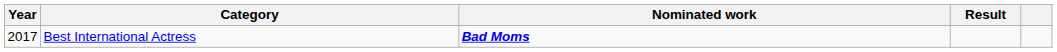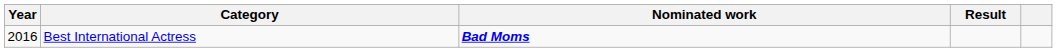(22, 36) 2017 -> (22, 36) 2016
